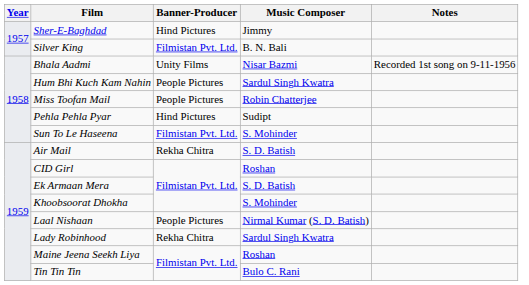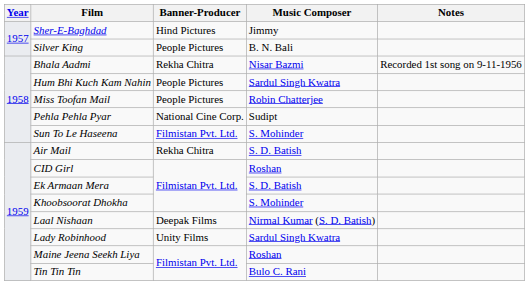(197, 47) Filmistan Pvt. Ltd. -> (190, 47) People Pictures
(182, 64) Unity Films -> (185, 64) Rekha Chitra
(186, 116) Hind Pictures -> (200, 116) National Cine Corp.
(190, 220) People Pictures -> (186, 220) Deepak Films
(185, 237) Rekha Chitra -> (182, 237) Unity Films
